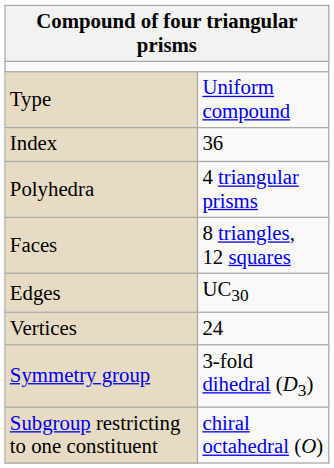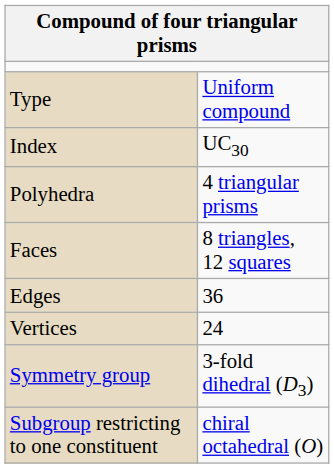(213, 144) 36 -> (226, 146) UC30
(226, 292) UC30 -> (213, 295) 36
